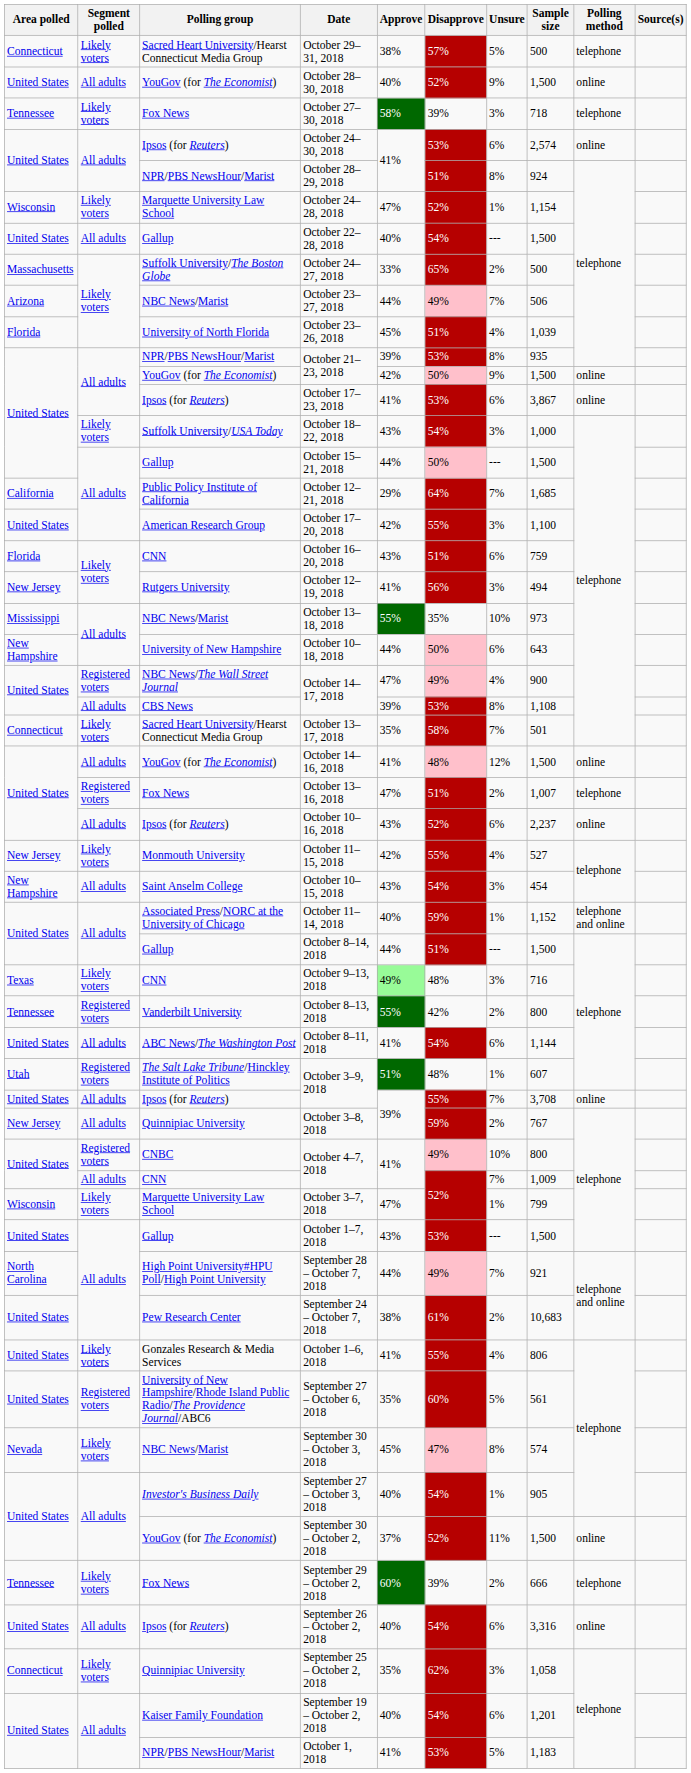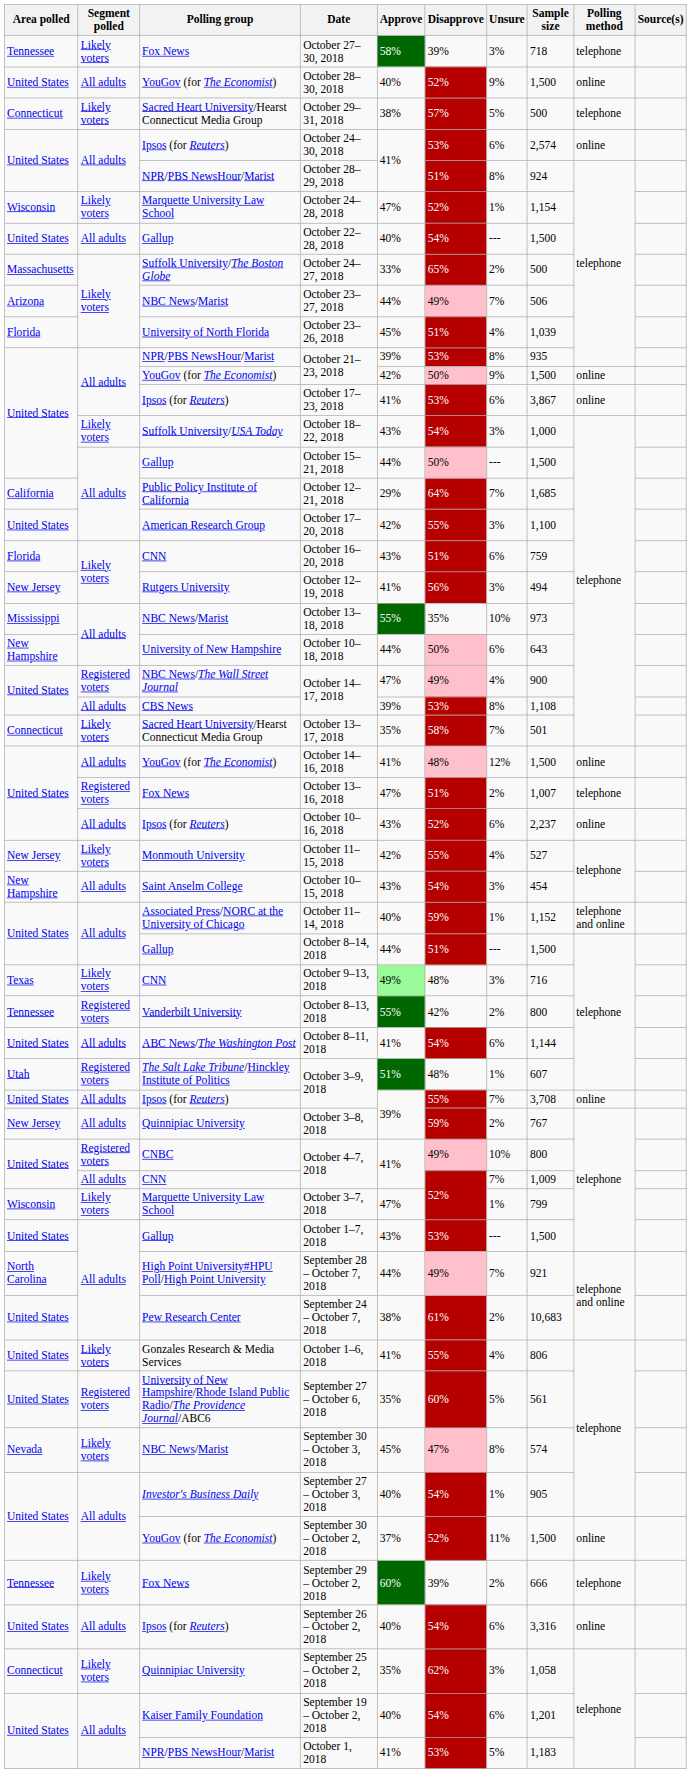rows swapped: (214, 51) <-> (166, 113)
